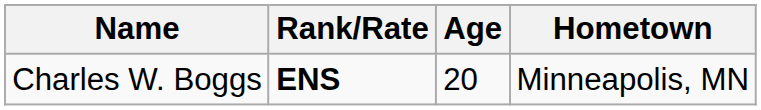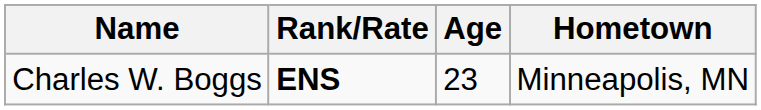(461, 78) 20 -> (461, 78) 23
